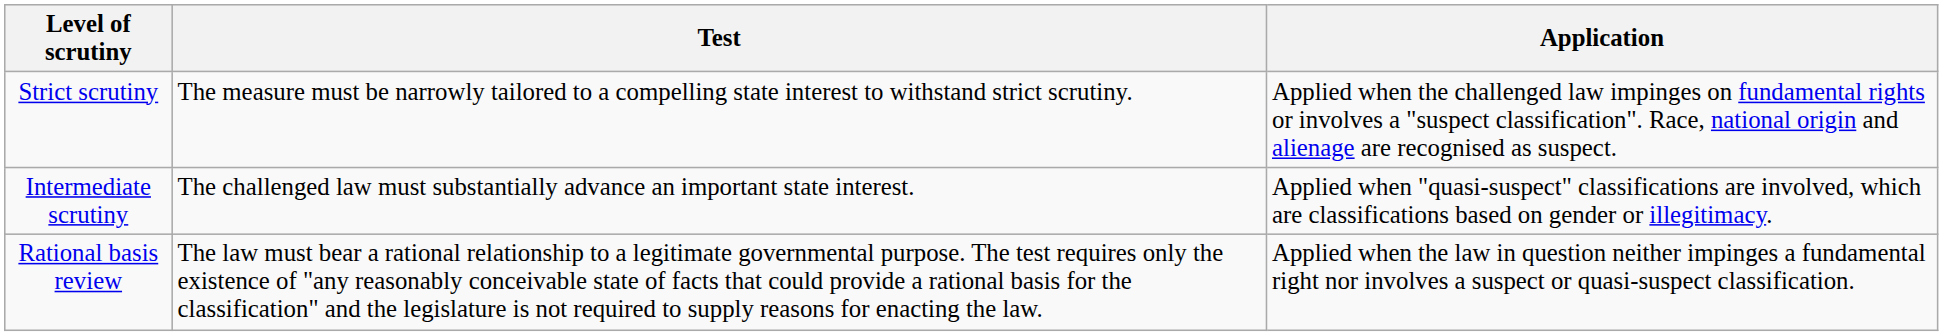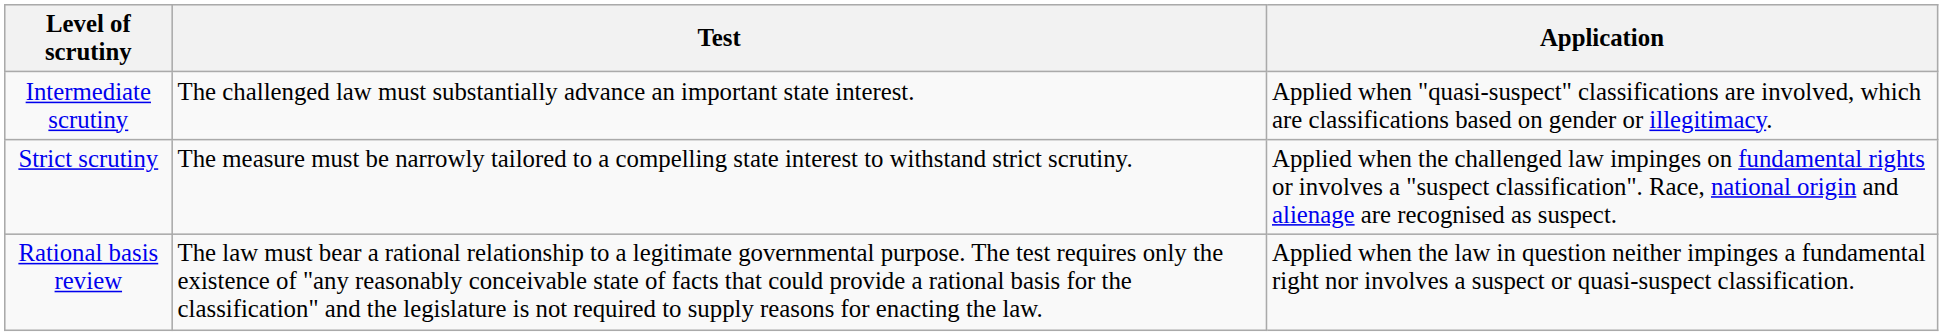rows swapped: (88, 91) <-> (88, 200)
